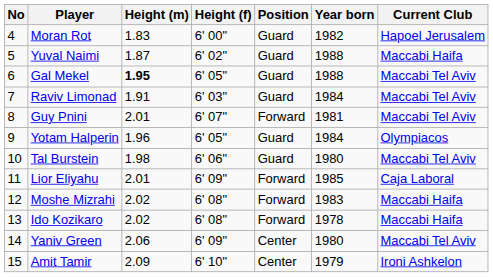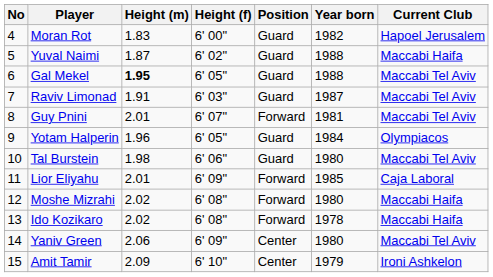(329, 96) 1984 -> (329, 96) 1987
(329, 199) 1983 -> (329, 199) 1980
